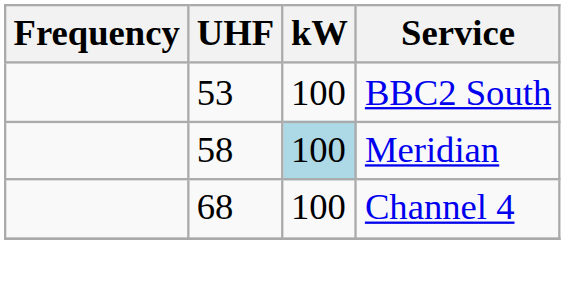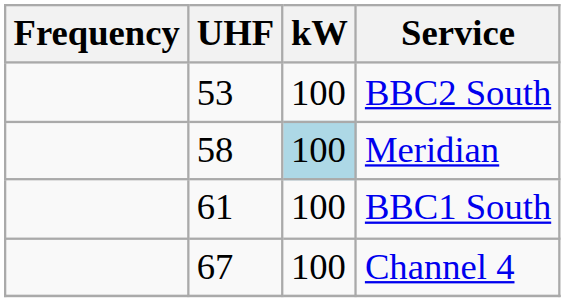+ row: (458, 207)
(215, 207) 68 -> (215, 265) 67
